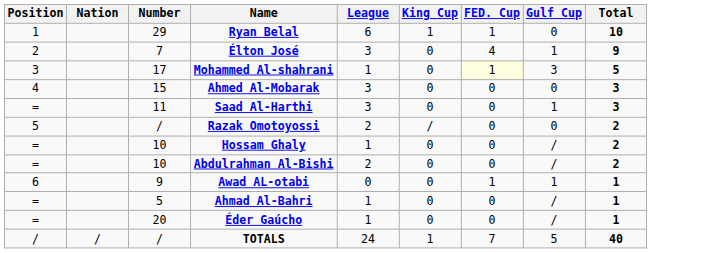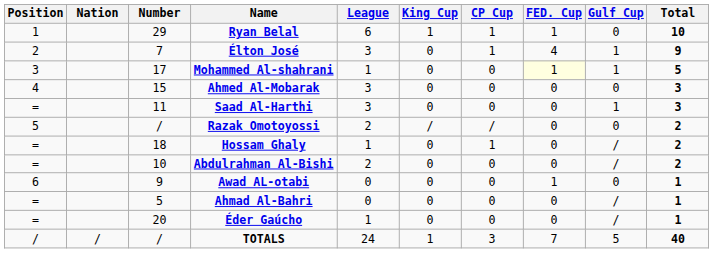+ column: (492, 14)
(554, 70) 3 -> (616, 70) 1
(159, 145) 10 -> (159, 145) 18
(554, 183) 1 -> (616, 183) 0
(368, 202) 1 -> (368, 202) 0
